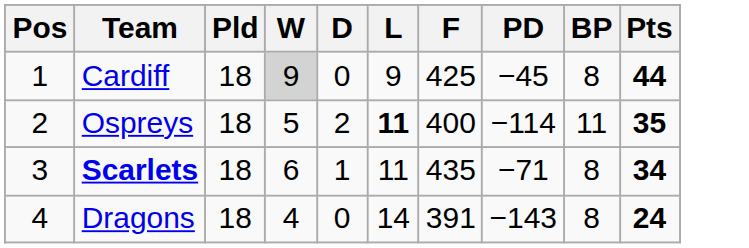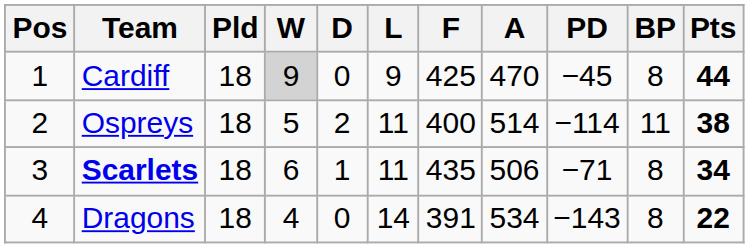+ column: (515, 28)
(393, 123) bold -> (393, 123) normal
(649, 123) 35 -> (713, 123) 38
(649, 218) 24 -> (713, 218) 22
